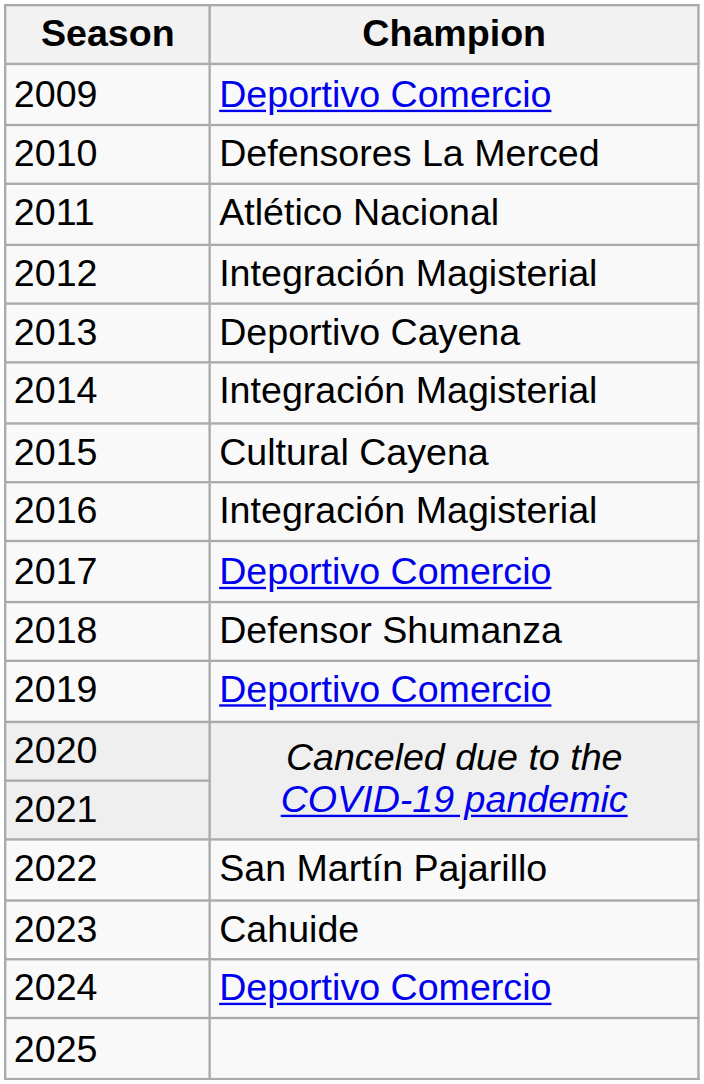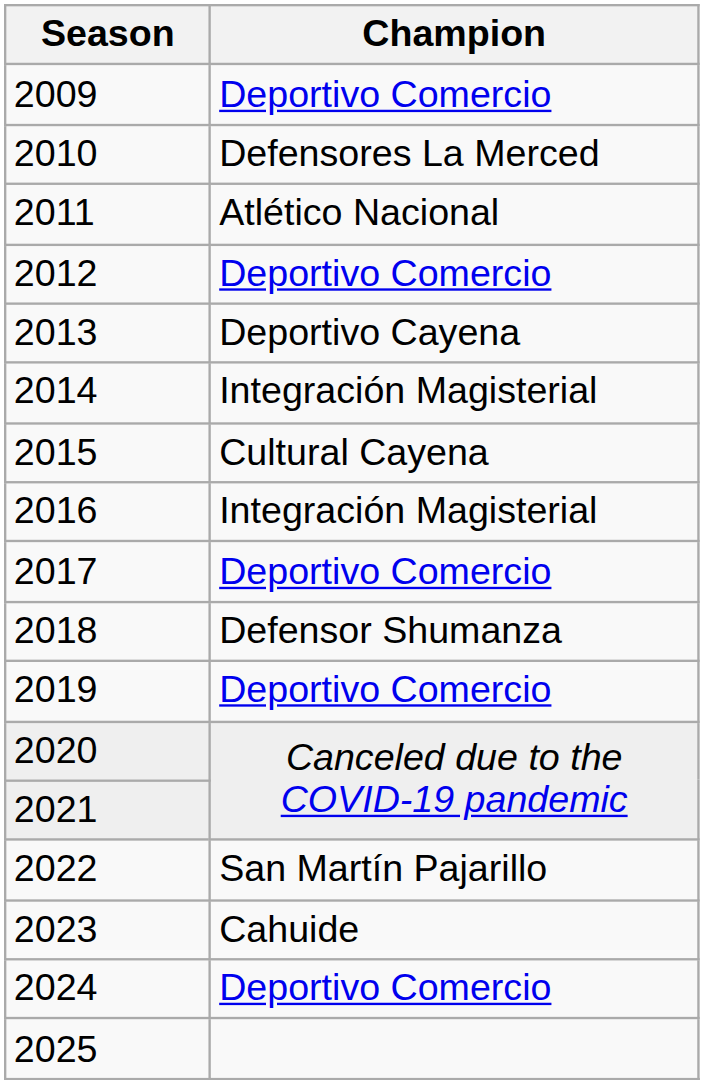(408, 272) Integración Magisterial -> (385, 272) Deportivo Comercio
